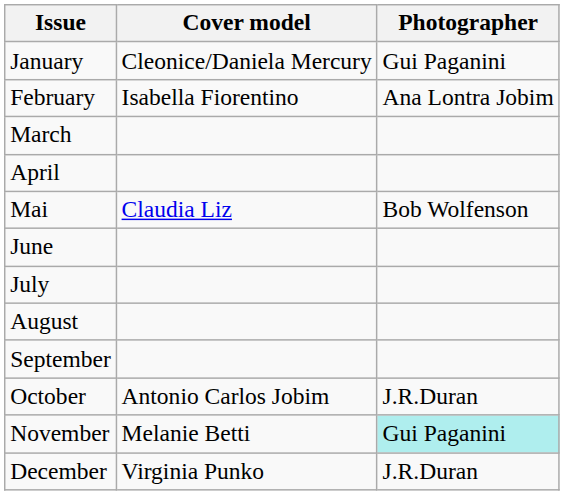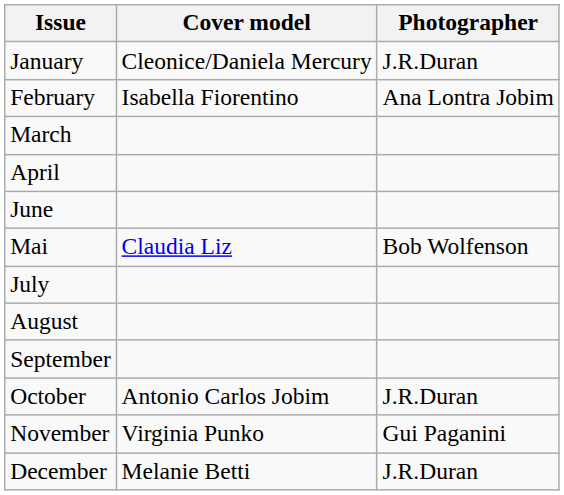(444, 60) Gui Paganini -> (430, 60) J.R.Duran
rows swapped: (29, 209) <-> (32, 246)
(186, 433) Melanie Betti -> (193, 433) Virginia Punko
(444, 433) paleturquoise background -> (444, 433) no background
(193, 470) Virginia Punko -> (186, 470) Melanie Betti
